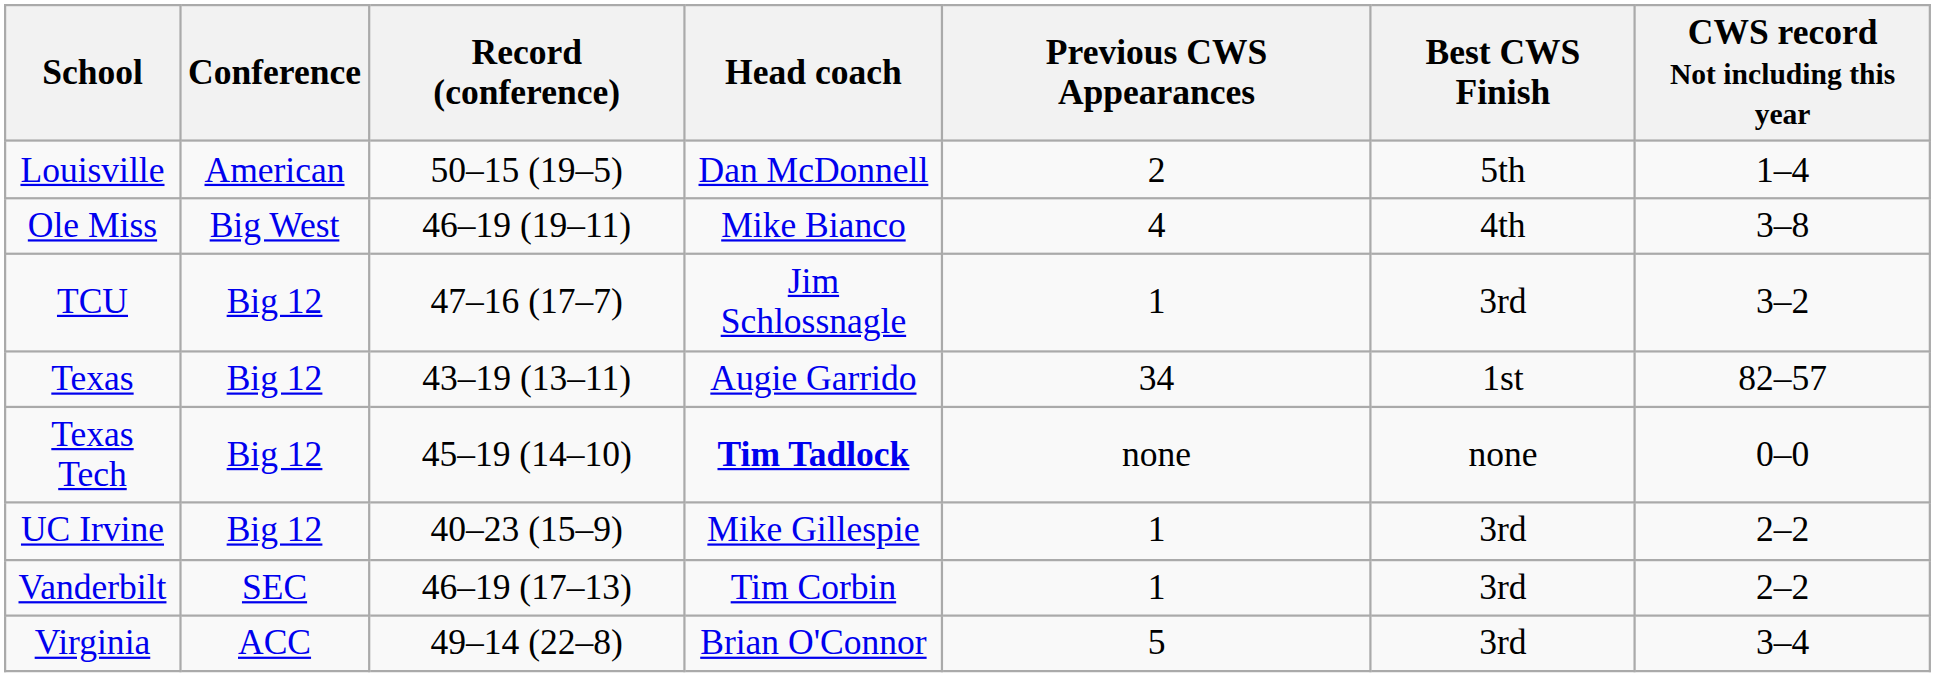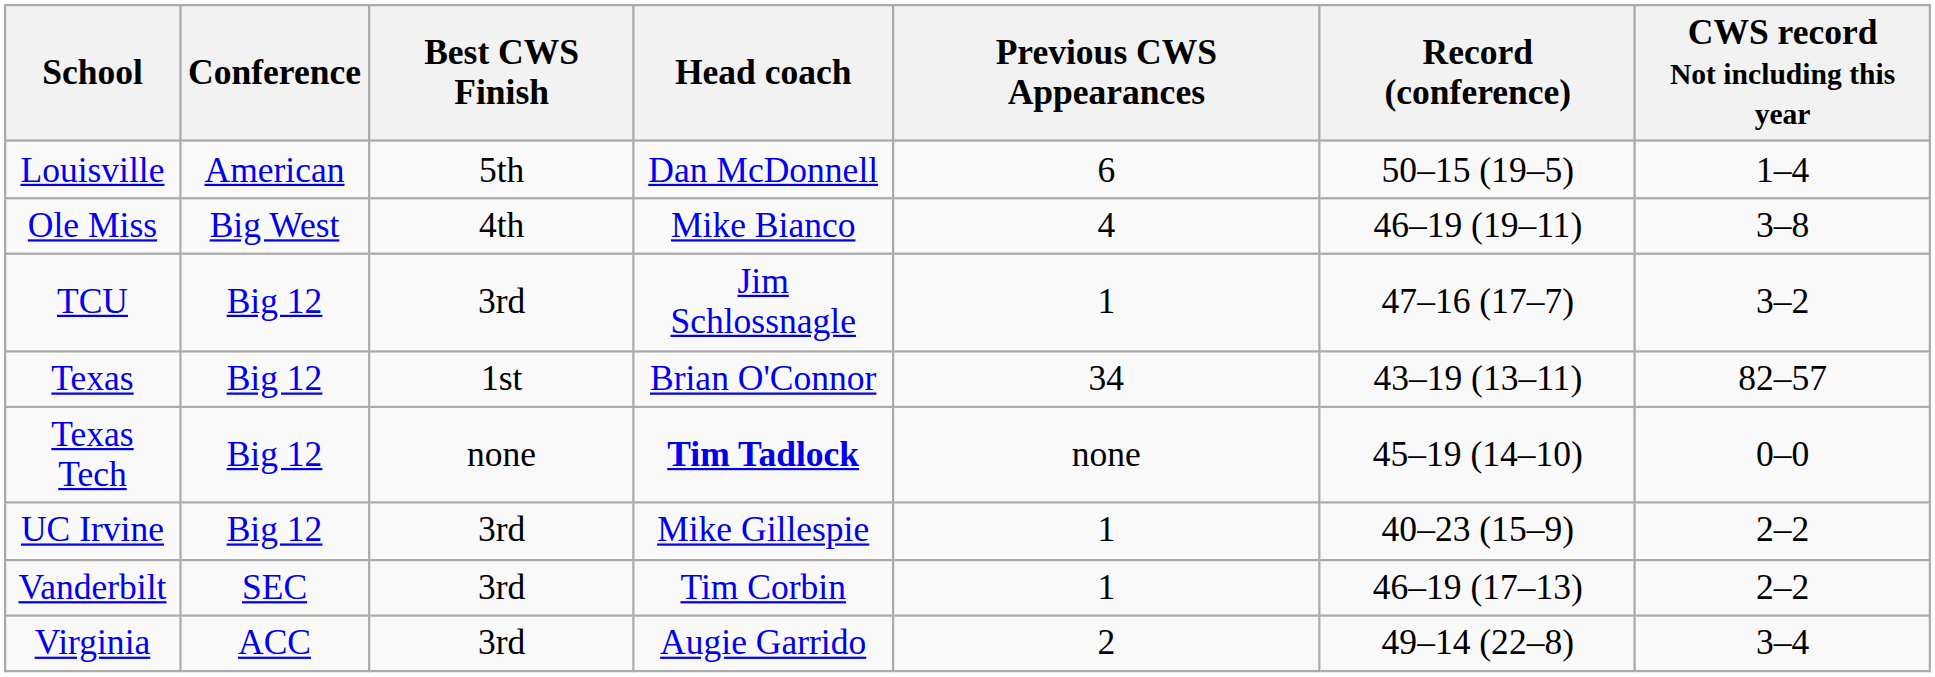columns swapped: (527, 72) <-> (1503, 72)
(1157, 168) 2 -> (1106, 168) 6
(813, 377) Augie Garrido -> (763, 377) Brian O'Connor
(813, 643) Brian O'Connor -> (763, 643) Augie Garrido
(1157, 643) 5 -> (1106, 643) 2
